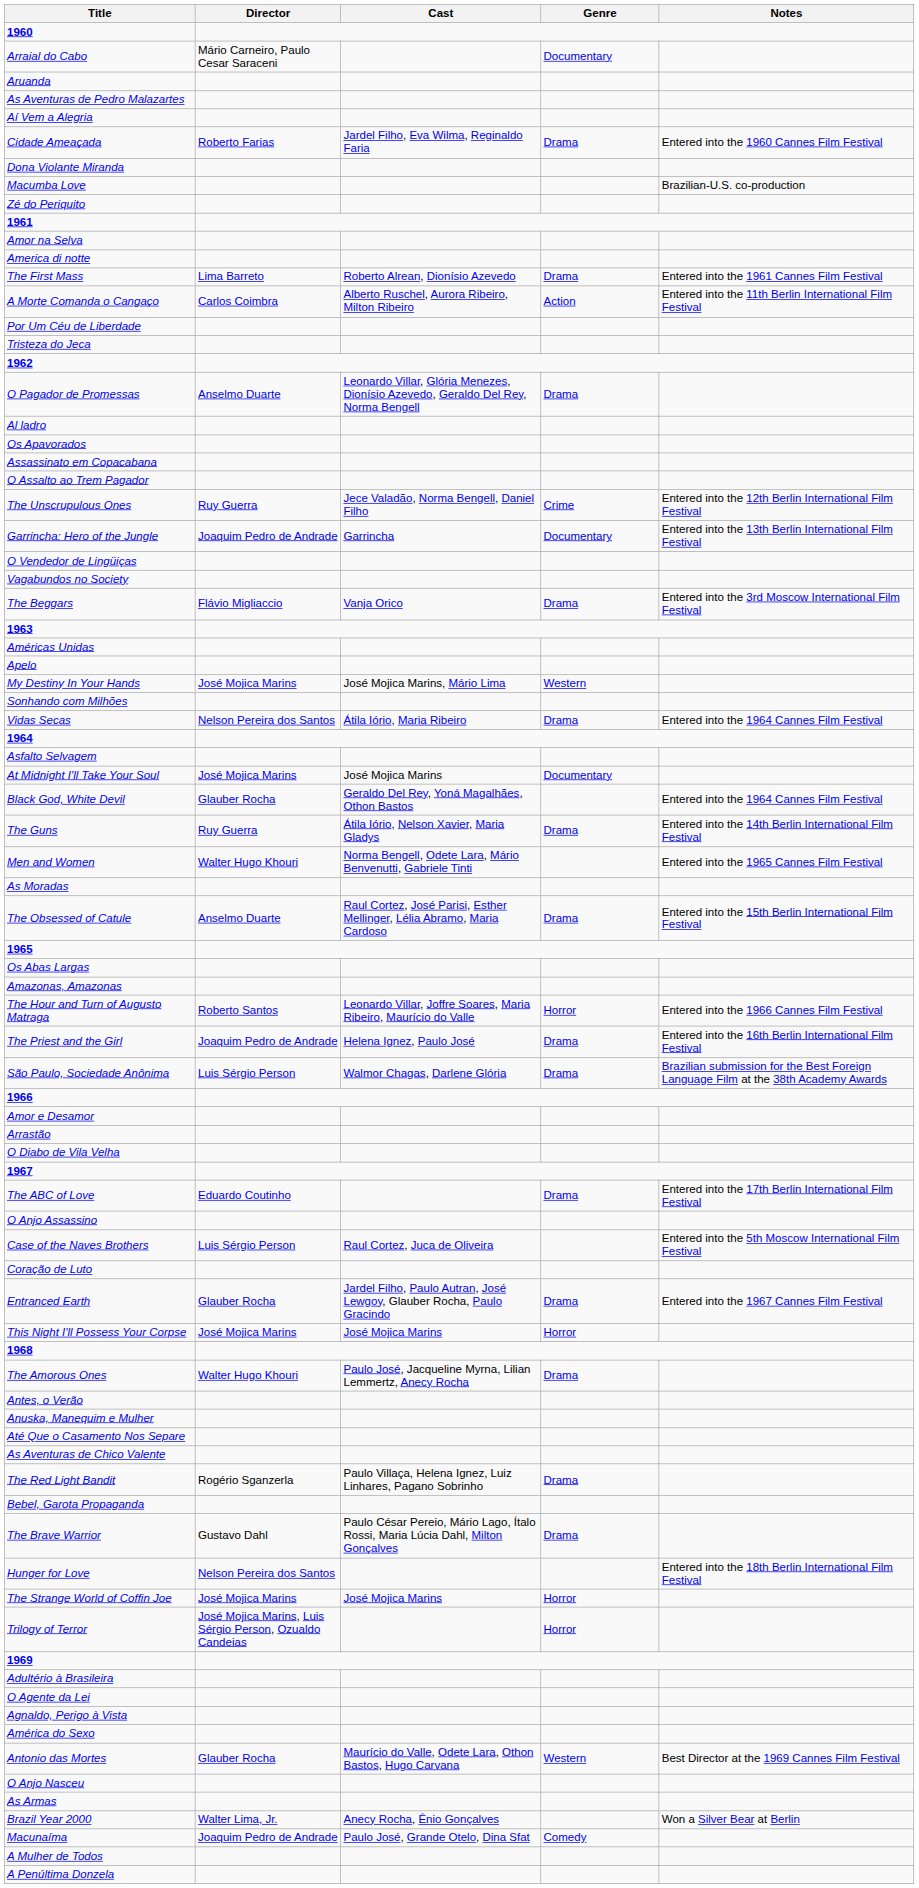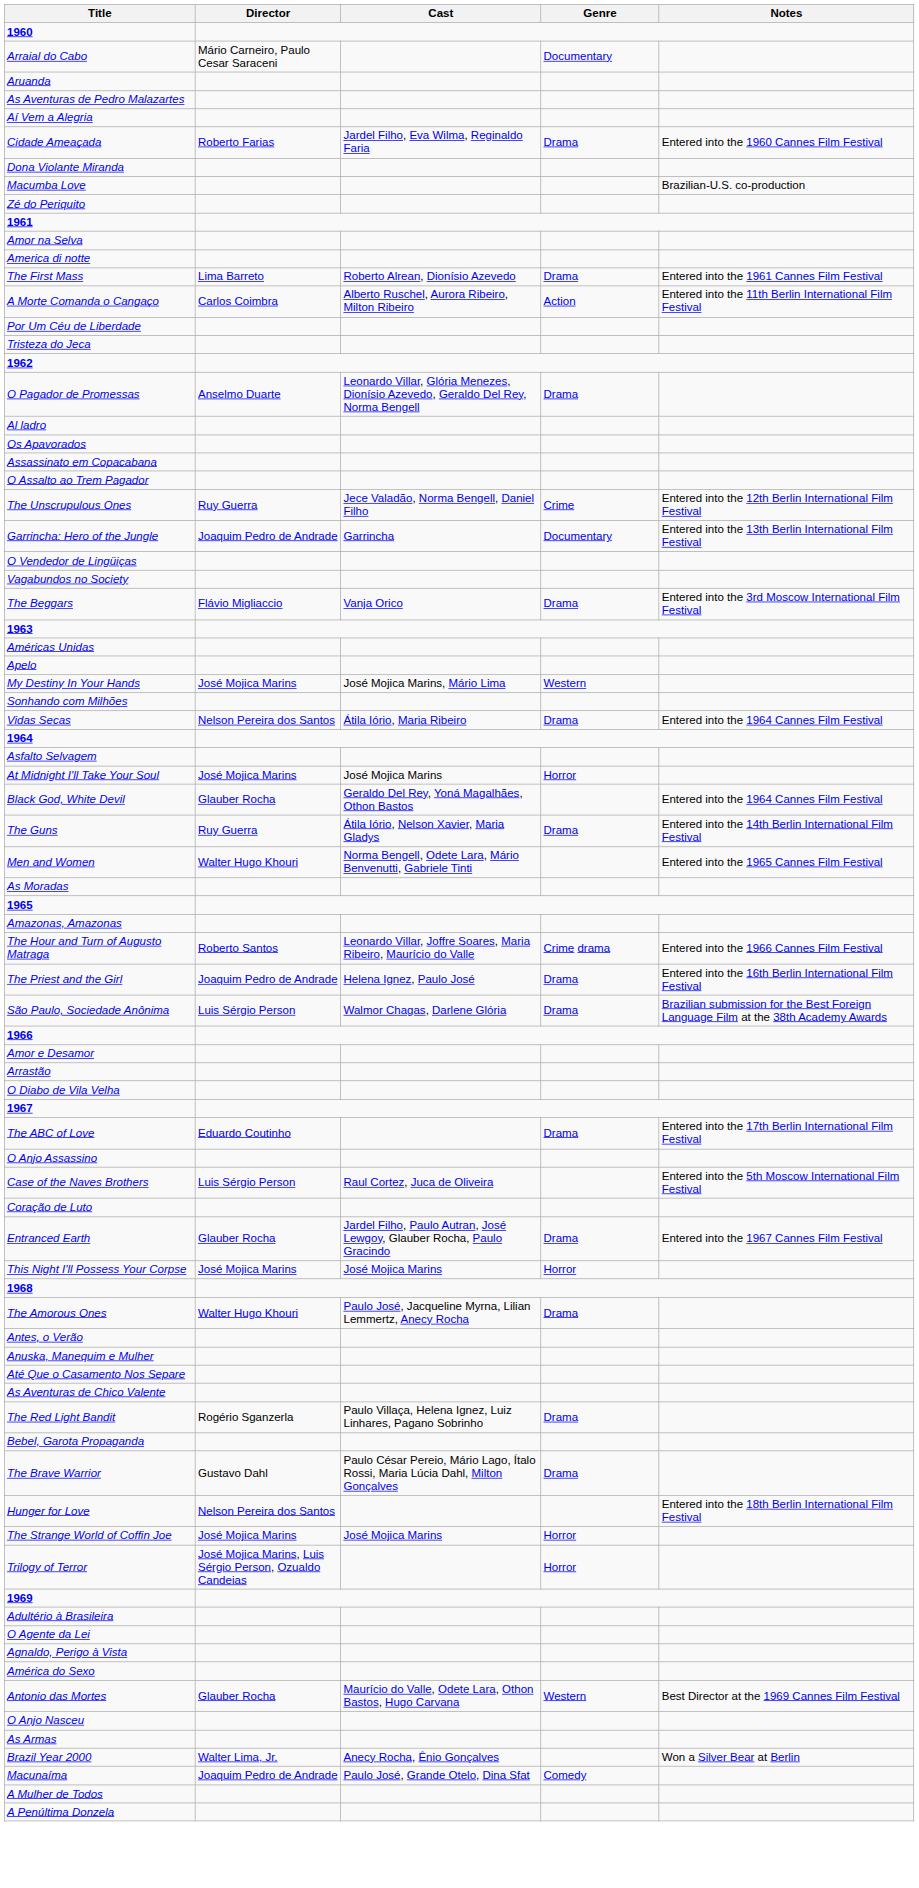(578, 775) Documentary -> (560, 775) Horror
- row: (69, 918)
- row: (48, 967)
(560, 1010) Horror -> (577, 948) Crime drama
